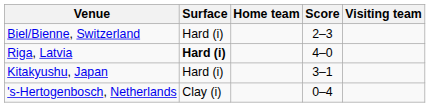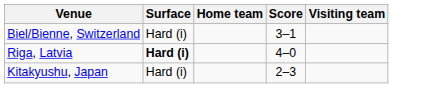(322, 33) 2–3 -> (286, 33) 3–1
(322, 72) 3–1 -> (286, 72) 2–3
- row: (92, 92)
